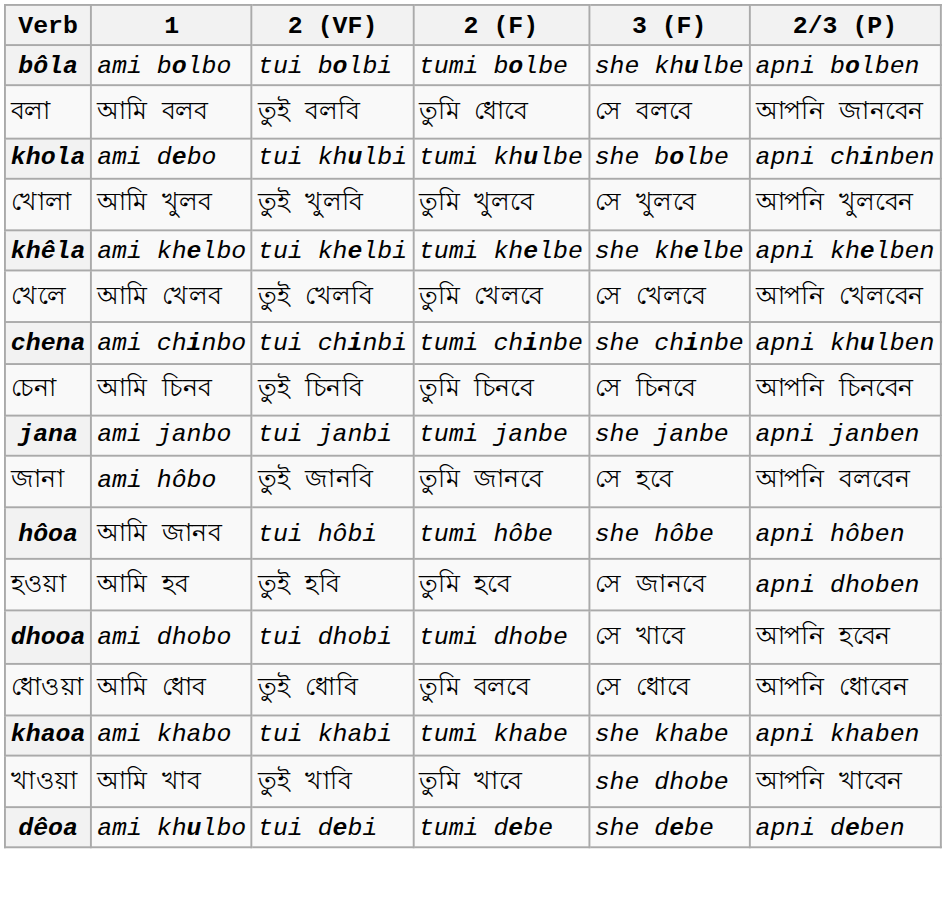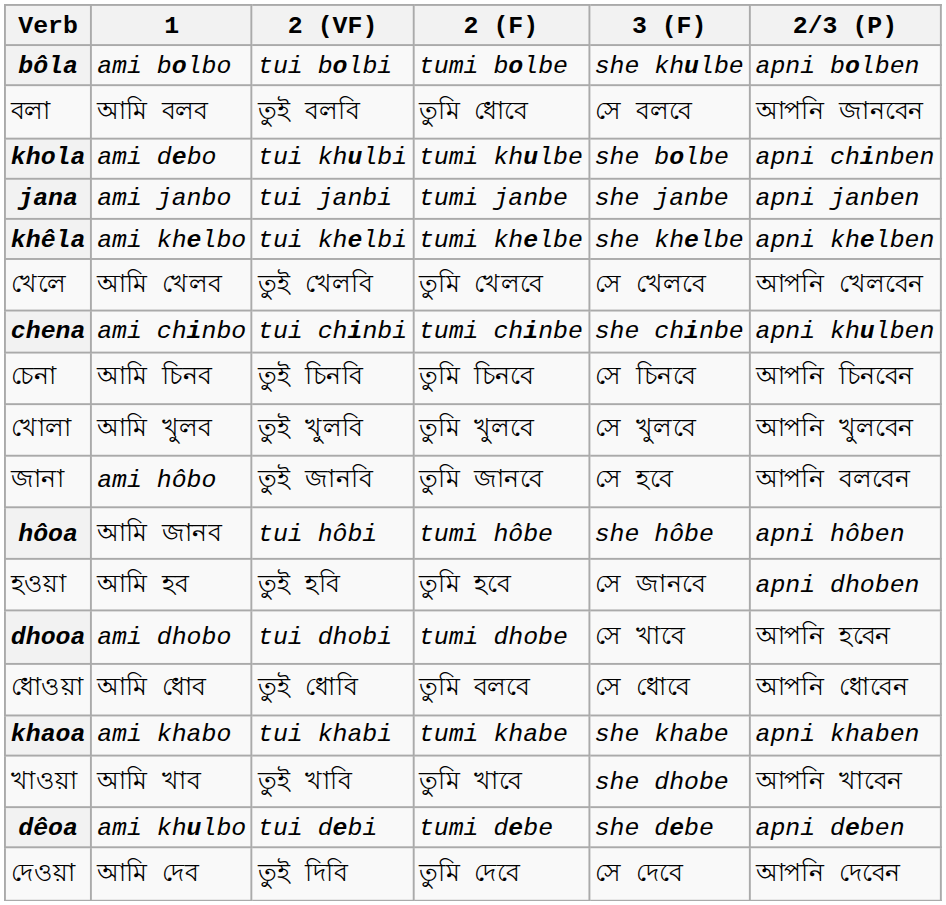rows swapped: (41, 204) <-> (48, 435)
+ row: (43, 874)
